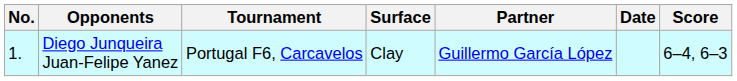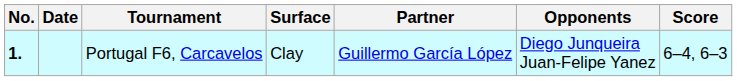columns swapped: (638, 17) <-> (110, 17)
(15, 52) normal -> (15, 52) bold
